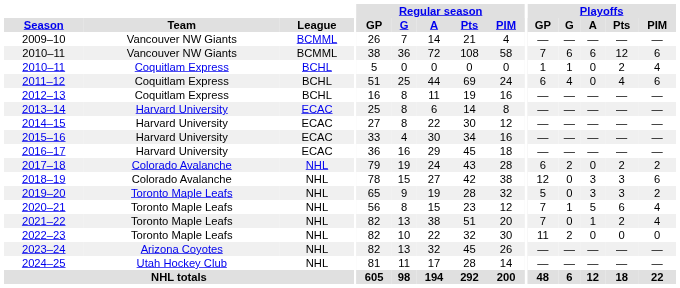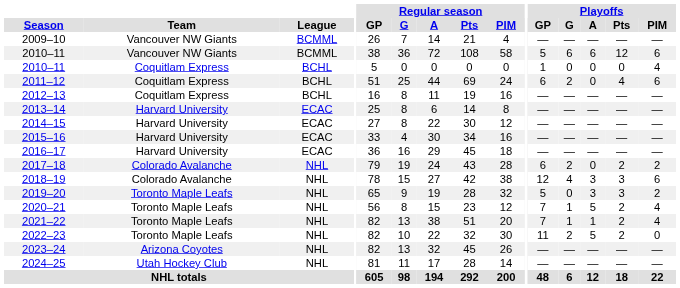(543, 53) 7 -> (543, 53) 5
(569, 67) 1 -> (569, 67) 0
(622, 67) 2 -> (622, 67) 0
(569, 81) 4 -> (569, 81) 2
(569, 179) 0 -> (569, 179) 4
(622, 207) 6 -> (622, 207) 2
(569, 221) 0 -> (569, 221) 1
(593, 235) 0 -> (593, 235) 5
(622, 235) 0 -> (622, 235) 2
